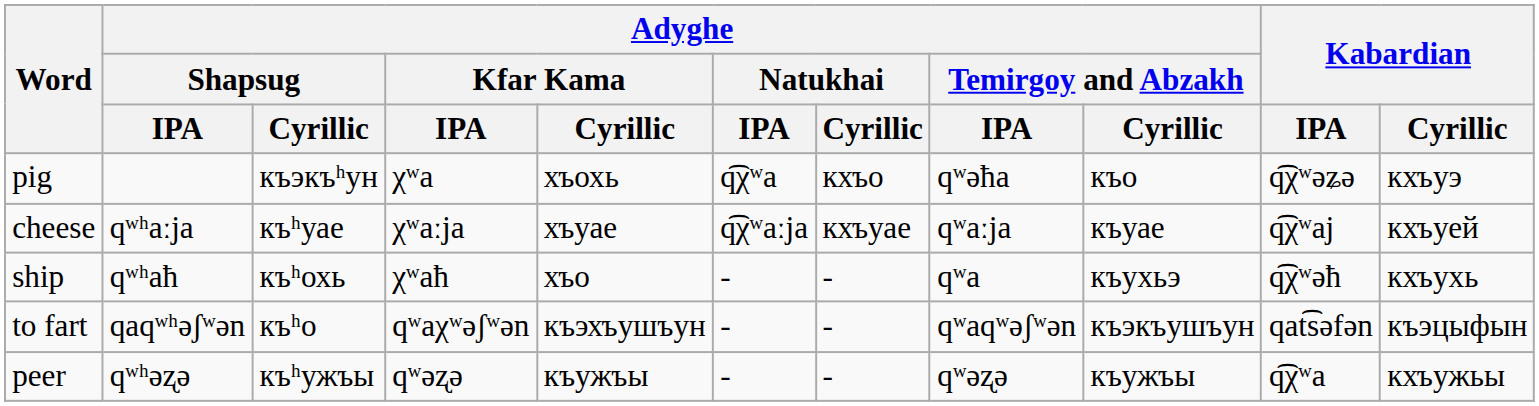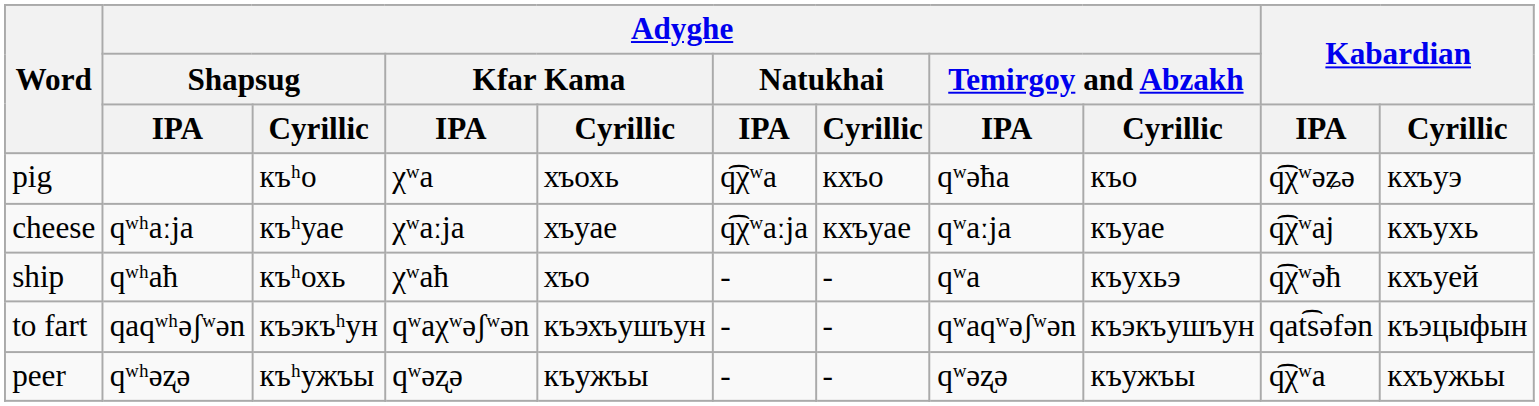(319, 177) къэкъʰун -> (288, 177) къʰо
(1433, 227) кхъуей -> (1433, 227) кхъухь
(1433, 276) кхъухь -> (1433, 276) кхъуей
(288, 326) къʰо -> (319, 326) къэкъʰун
